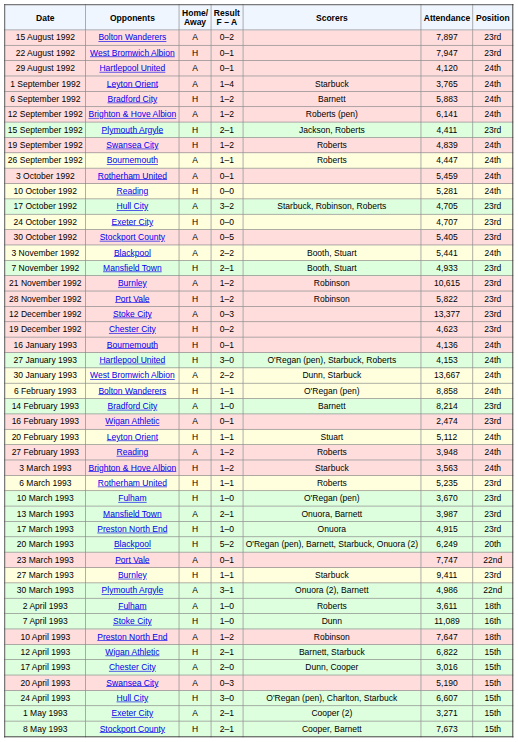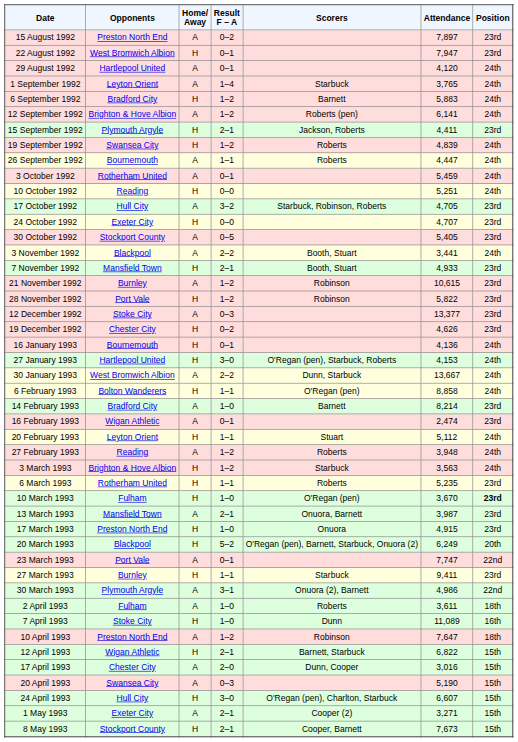(132, 38) Bolton Wanderers -> (132, 38) Preston North End
(447, 191) 5,281 -> (447, 191) 5,251
(447, 253) 5,441 -> (447, 253) 3,441
(447, 329) 4,623 -> (447, 329) 4,626
(493, 498) normal -> (493, 498) bold
